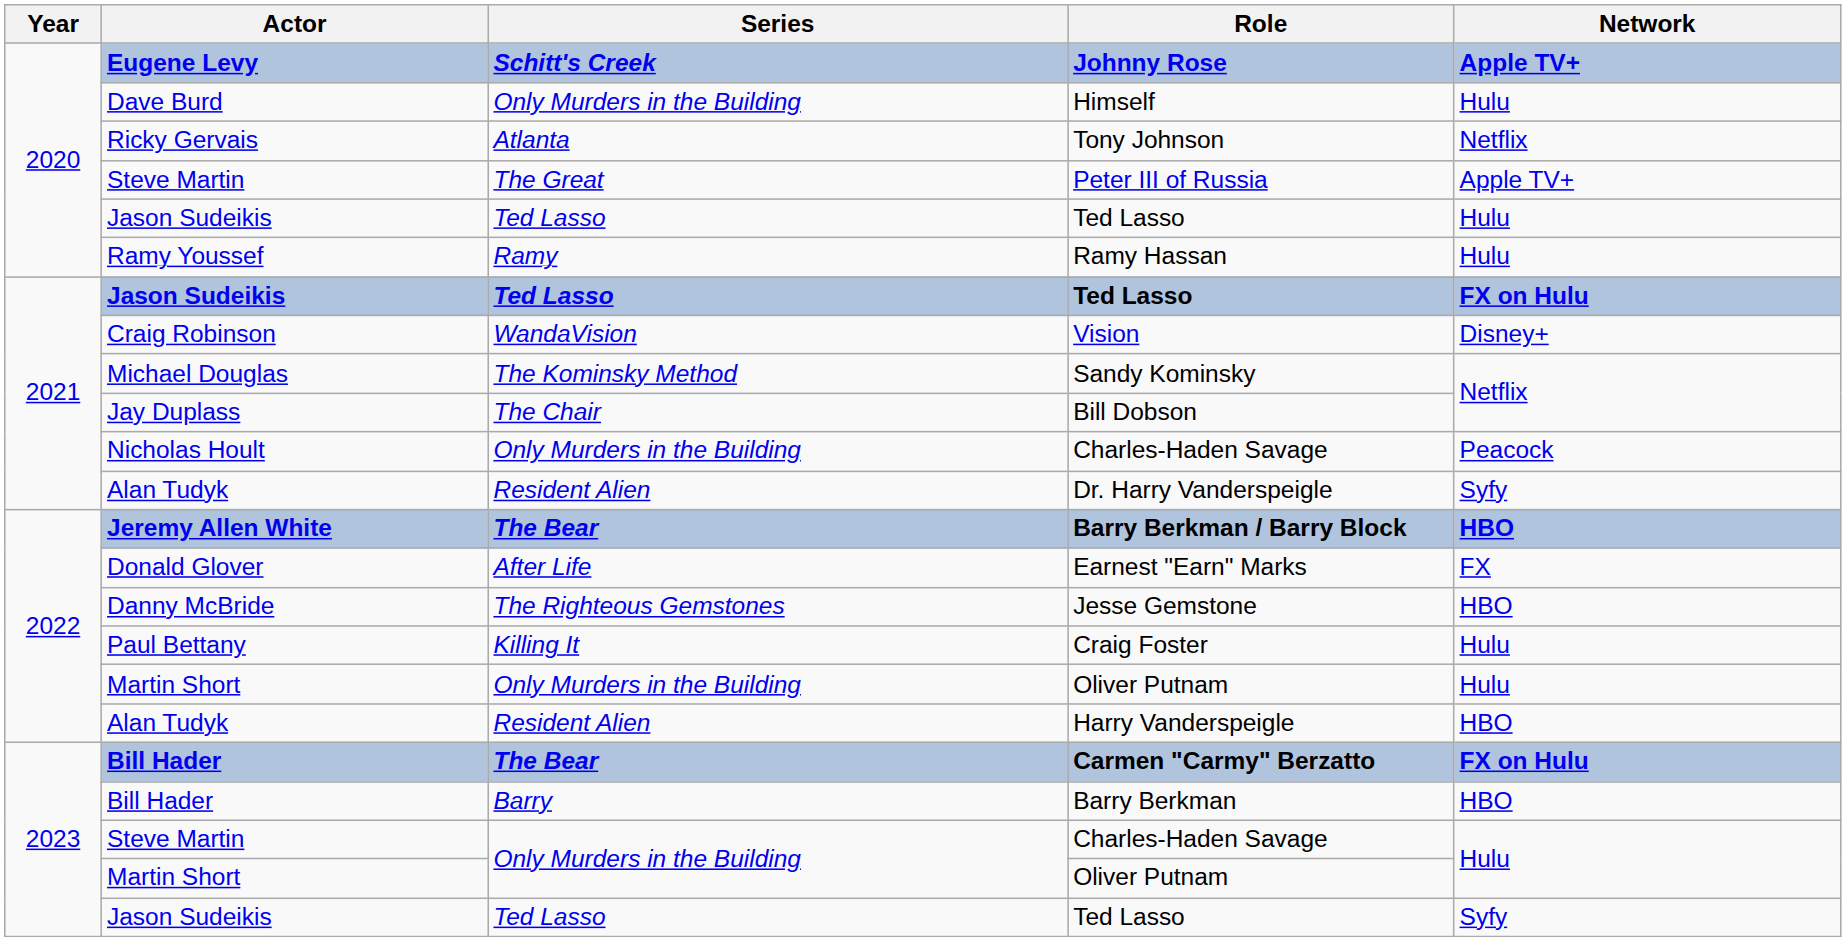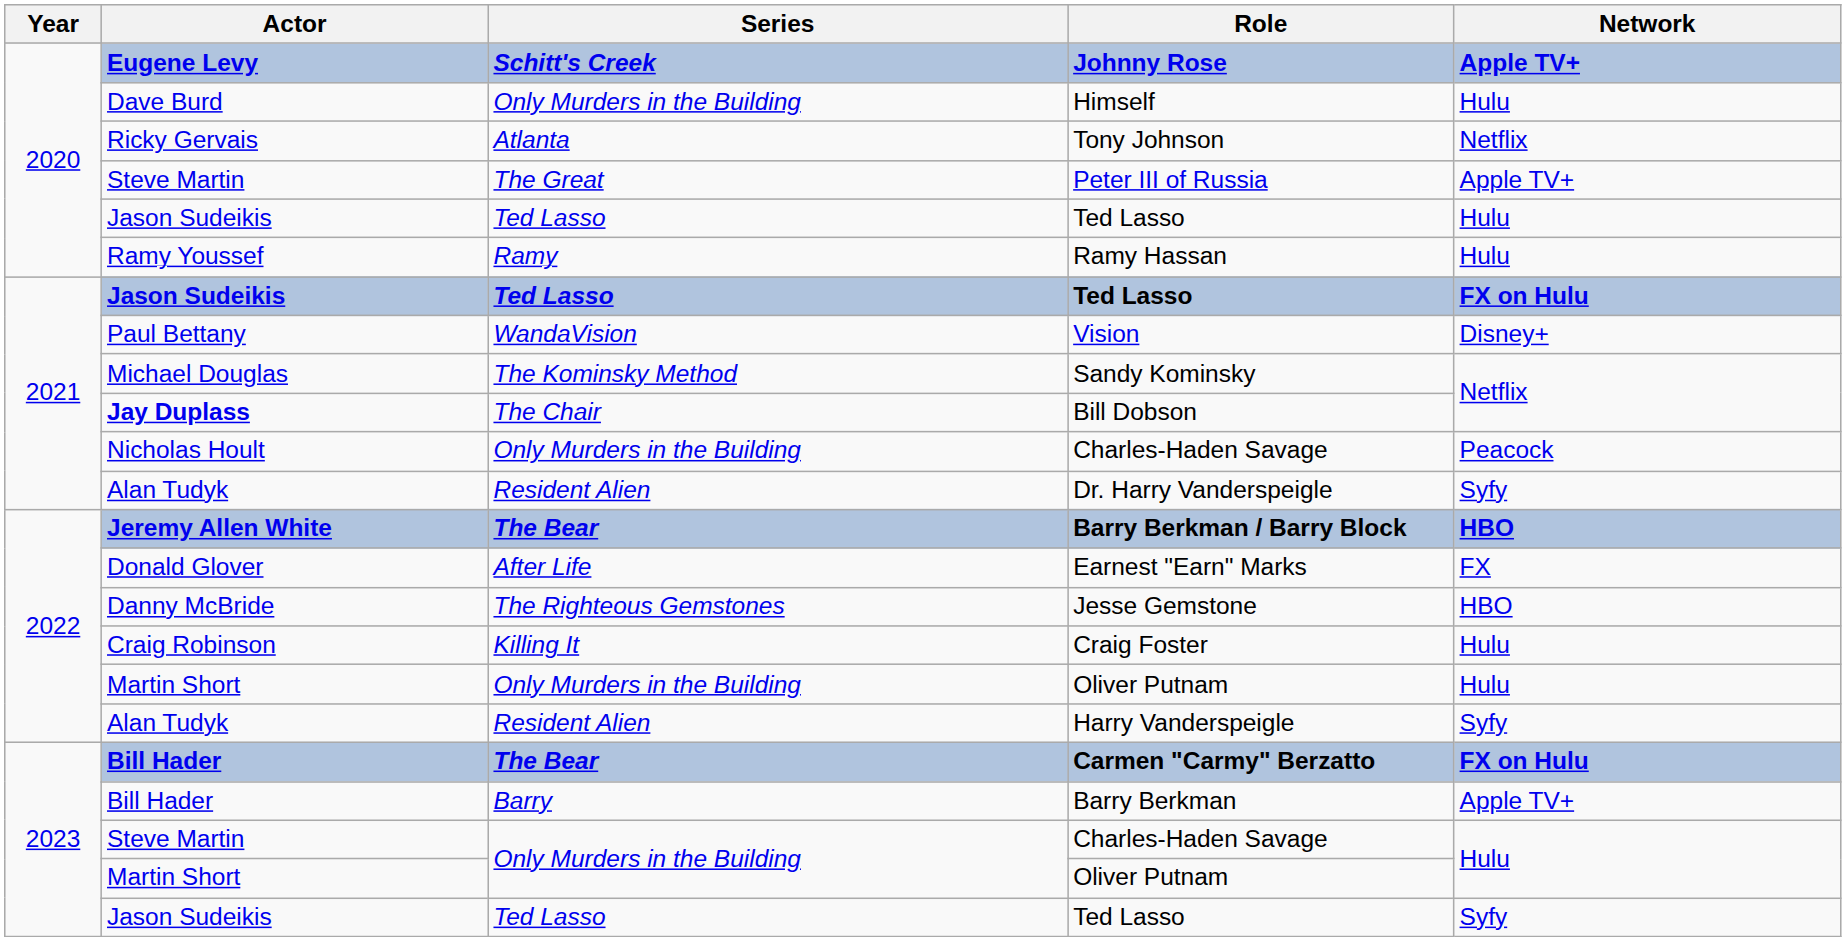(191, 334) Craig Robinson -> (176, 334) Paul Bettany
(174, 412) normal -> (178, 412) bold
(176, 645) Paul Bettany -> (191, 645) Craig Robinson
(1486, 722) HBO -> (1483, 722) Syfy
(1486, 800) HBO -> (1517, 800) Apple TV+
